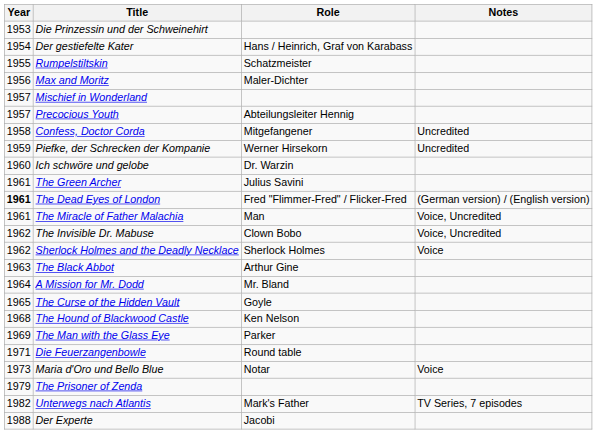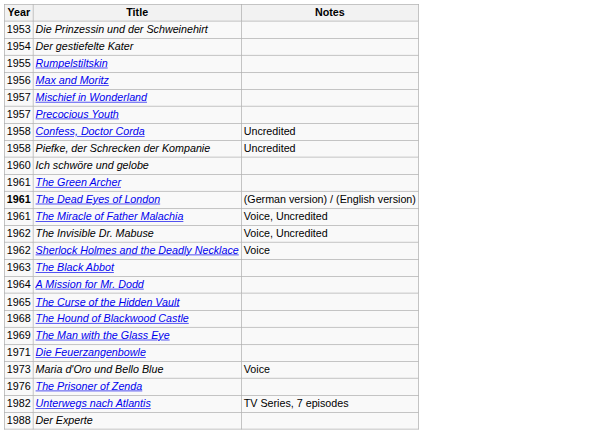- column: (328, 13)
(19, 149) 1959 -> (19, 149) 1958
(19, 387) 1979 -> (19, 387) 1976
